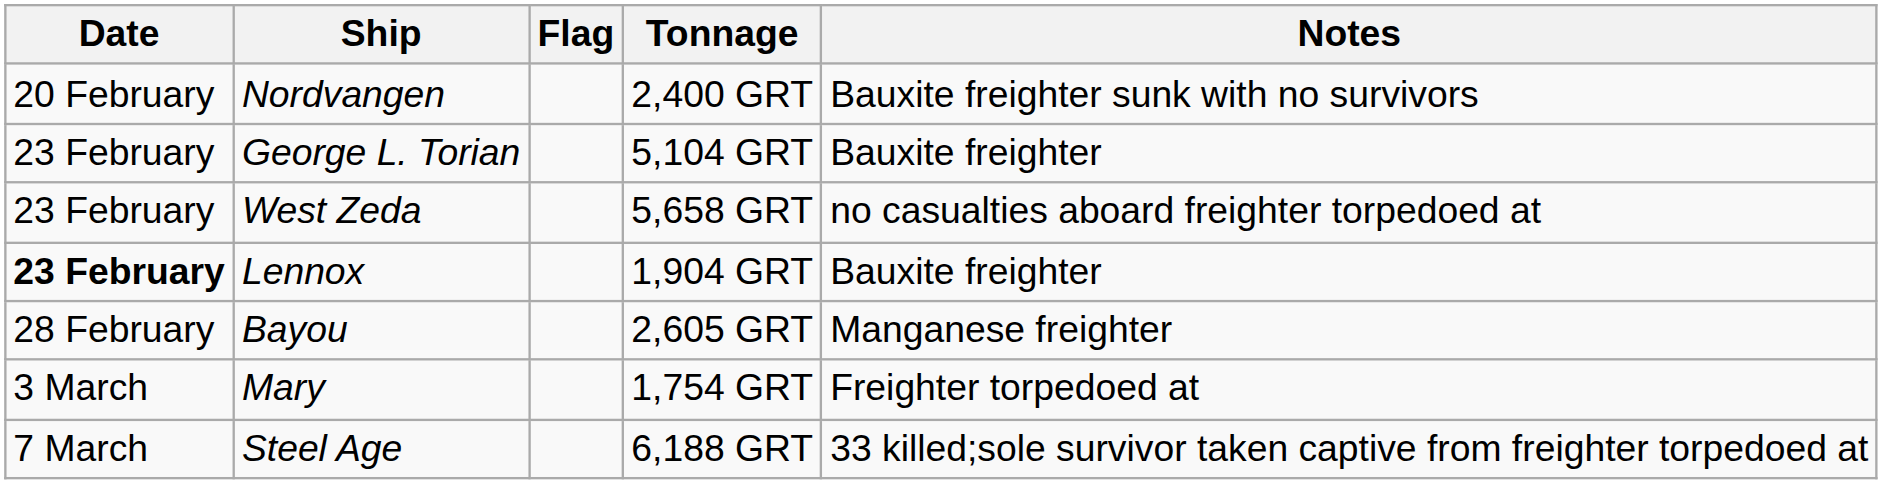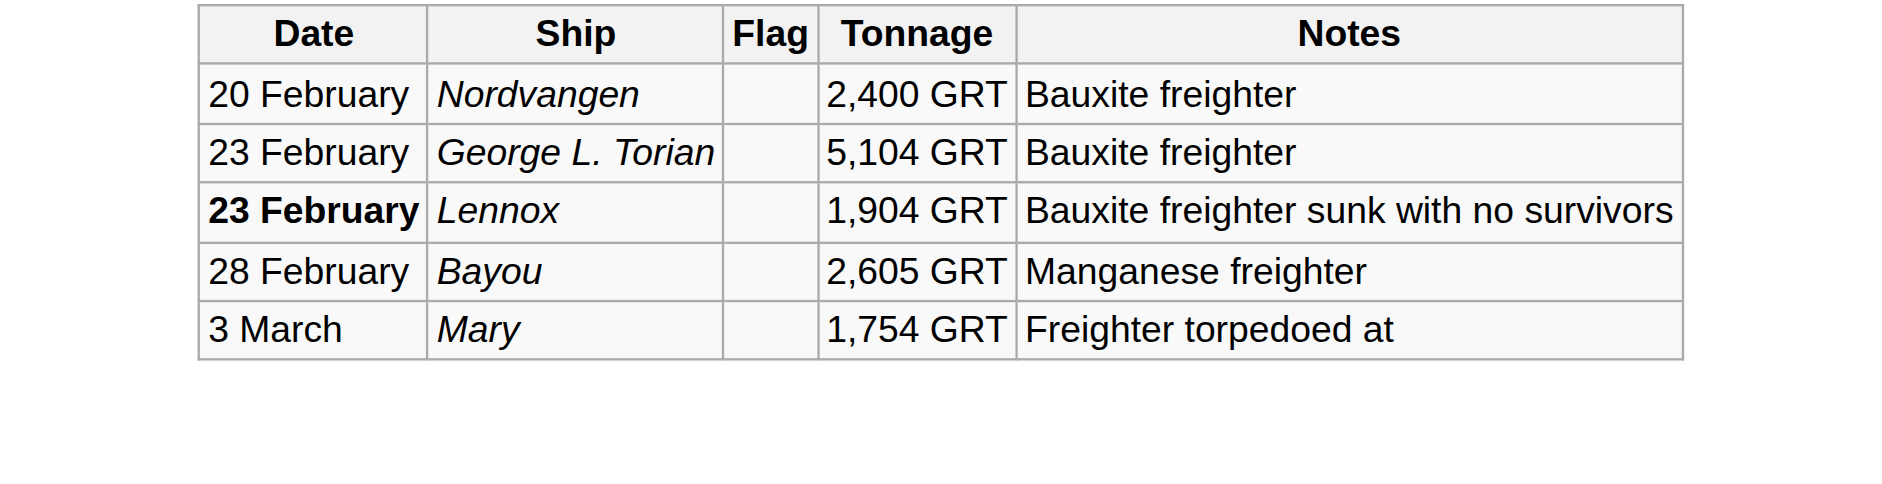(1154, 93) Bauxite freighter sunk with no survivors -> (1161, 93) Bauxite freighter
- row: (332, 211)
(966, 270) Bauxite freighter -> (1349, 211) Bauxite freighter sunk with no survivors
- row: (322, 447)
